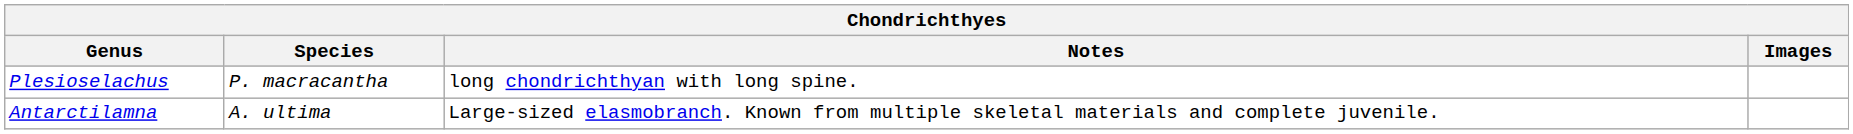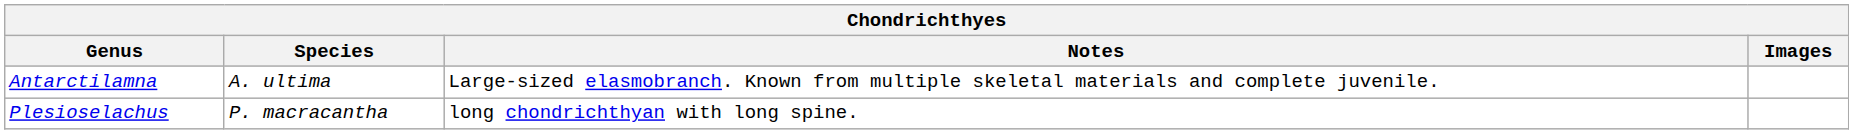rows swapped: (89, 82) <-> (83, 113)
